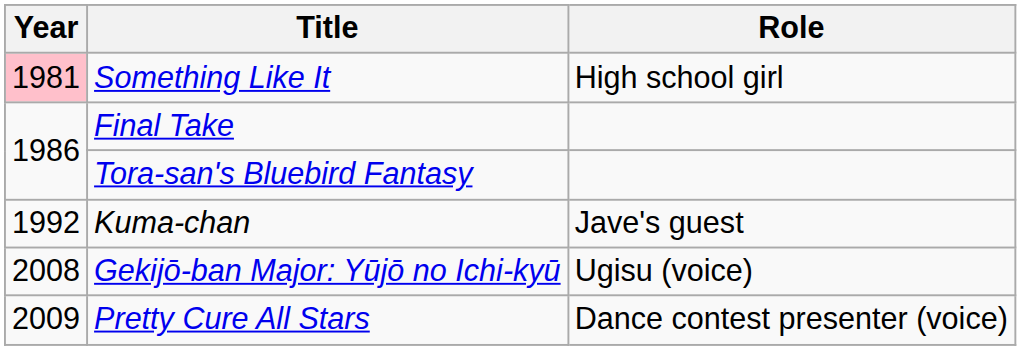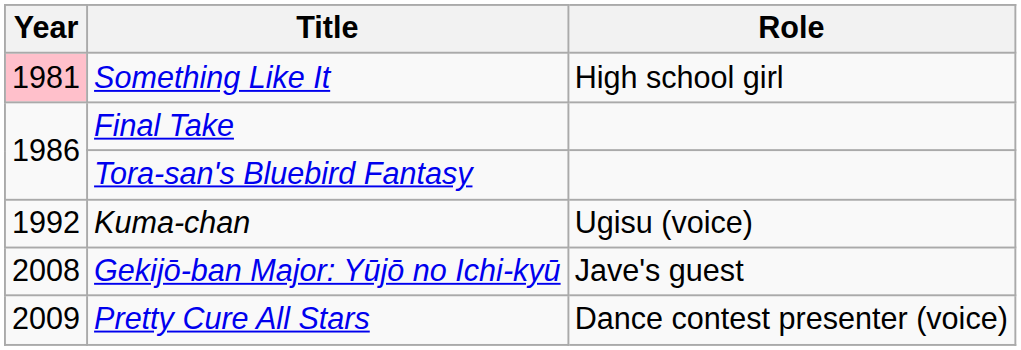(659, 222) Jave's guest -> (664, 222) Ugisu (voice)
(664, 271) Ugisu (voice) -> (659, 271) Jave's guest
